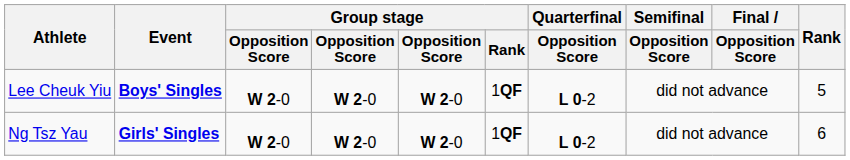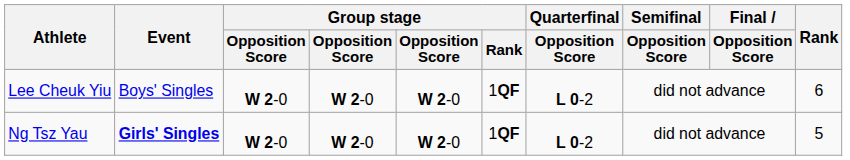(170, 91) bold -> (166, 91) normal
(822, 91) 5 -> (819, 91) 6
(822, 134) 6 -> (819, 134) 5
